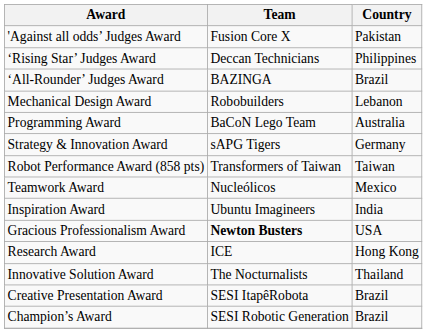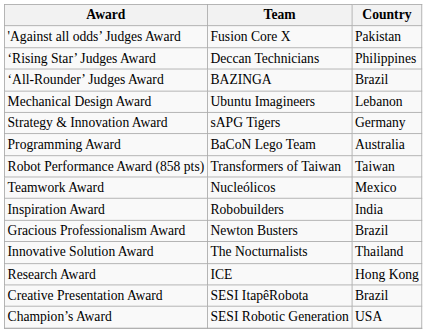(247, 101) Robobuilders -> (263, 101) Ubuntu Imagineers
rows swapped: (64, 123) <-> (88, 144)
(263, 209) Ubuntu Imagineers -> (247, 209) Robobuilders
(256, 230) bold -> (254, 230) normal
(369, 230) USA -> (372, 230) Brazil
rows swapped: (52, 252) <-> (81, 274)
(372, 317) Brazil -> (369, 317) USA
